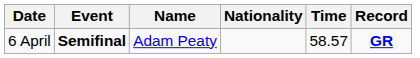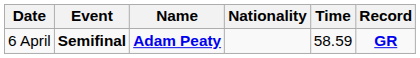(175, 41) normal -> (177, 41) bold
(329, 41) 58.57 -> (333, 41) 58.59
